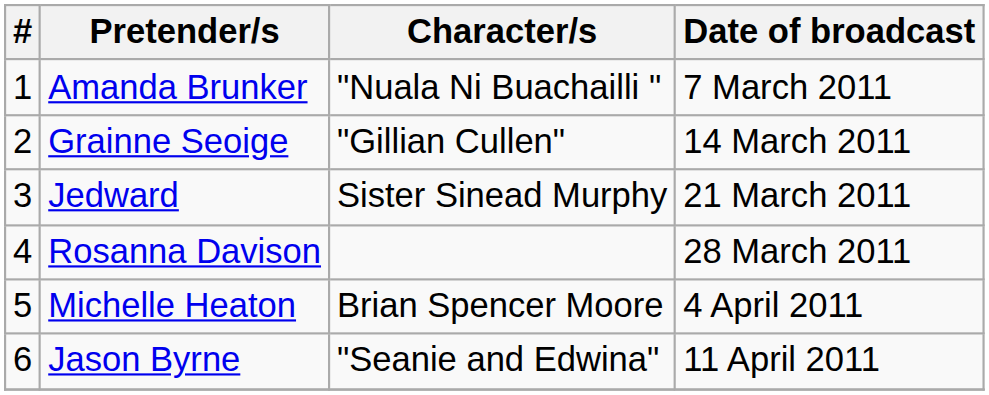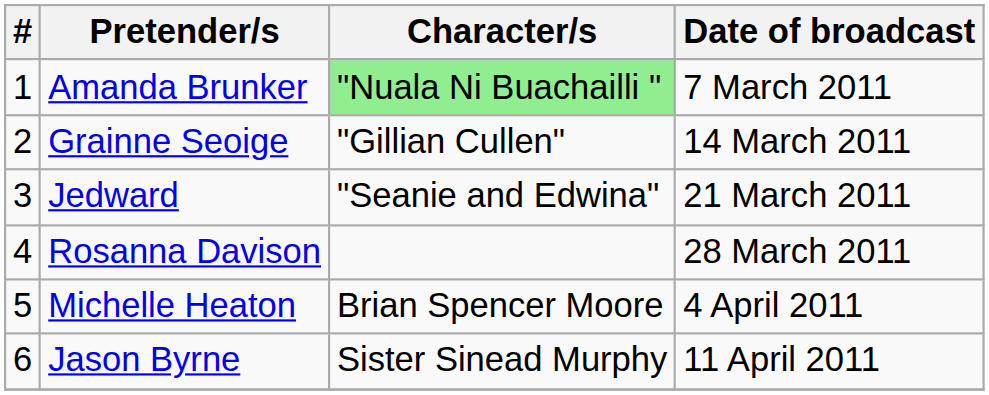(499, 86) no background -> (499, 86) lightgreen background
(502, 196) Sister Sinead Murphy -> (498, 196) "Seanie and Edwina"
(498, 360) "Seanie and Edwina" -> (502, 360) Sister Sinead Murphy
